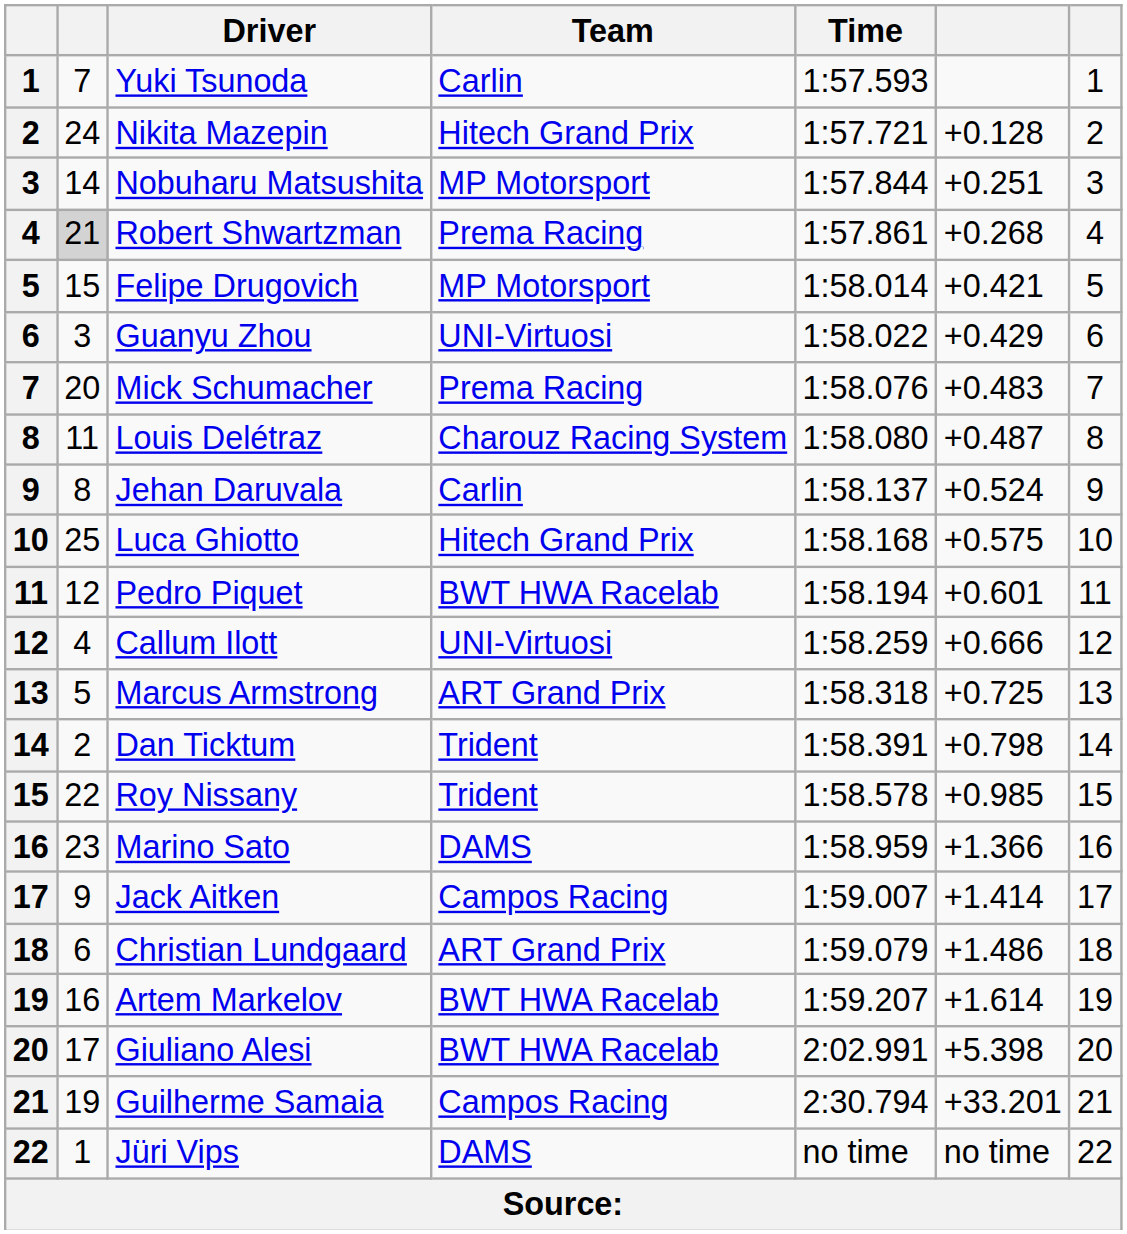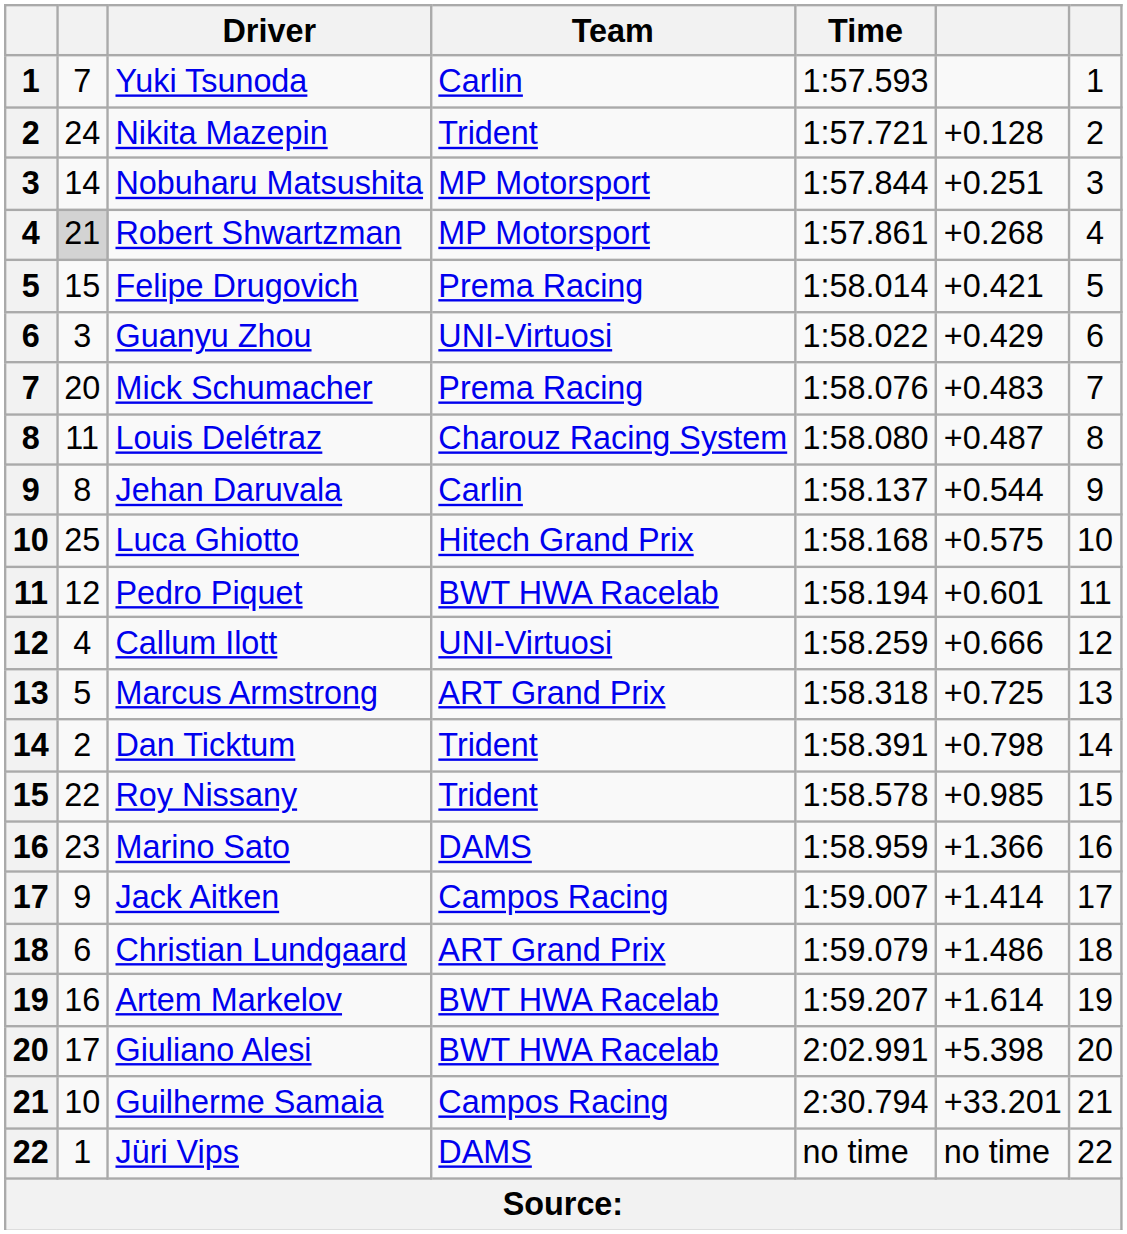(566, 132) Hitech Grand Prix -> (488, 132) Trident
(541, 234) Prema Racing -> (544, 234) MP Motorsport
(544, 285) MP Motorsport -> (541, 285) Prema Racing
(994, 489) +0.524 -> (994, 489) +0.544
(82, 1102) 19 -> (82, 1102) 10
